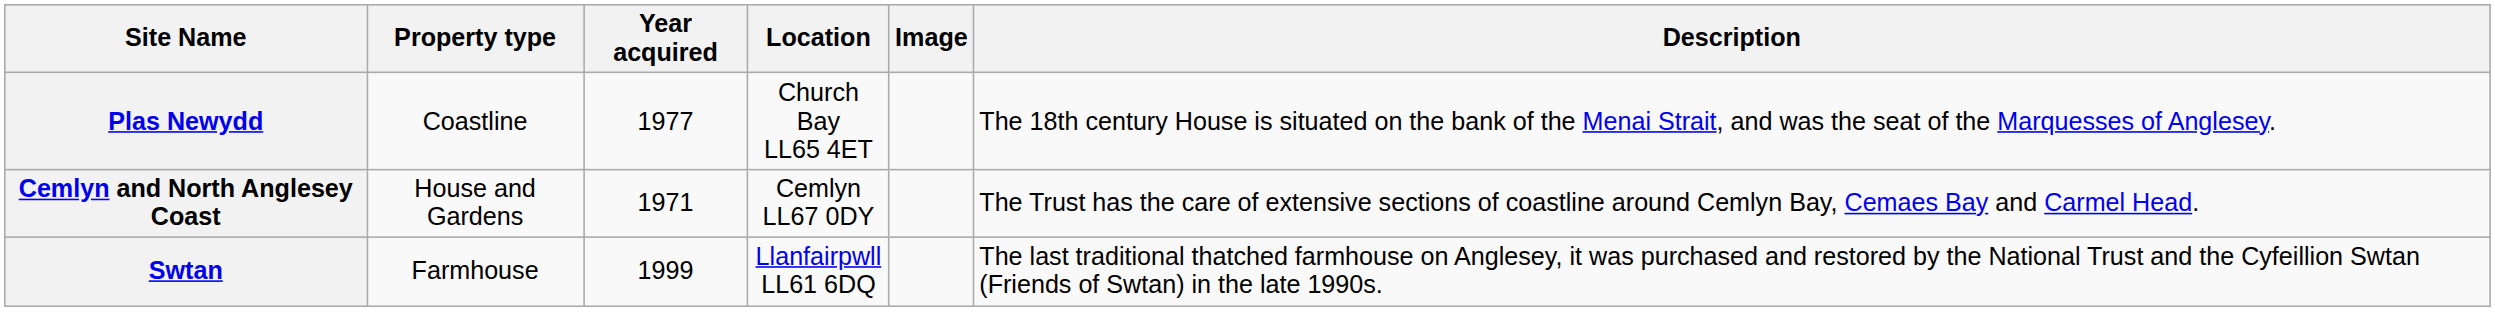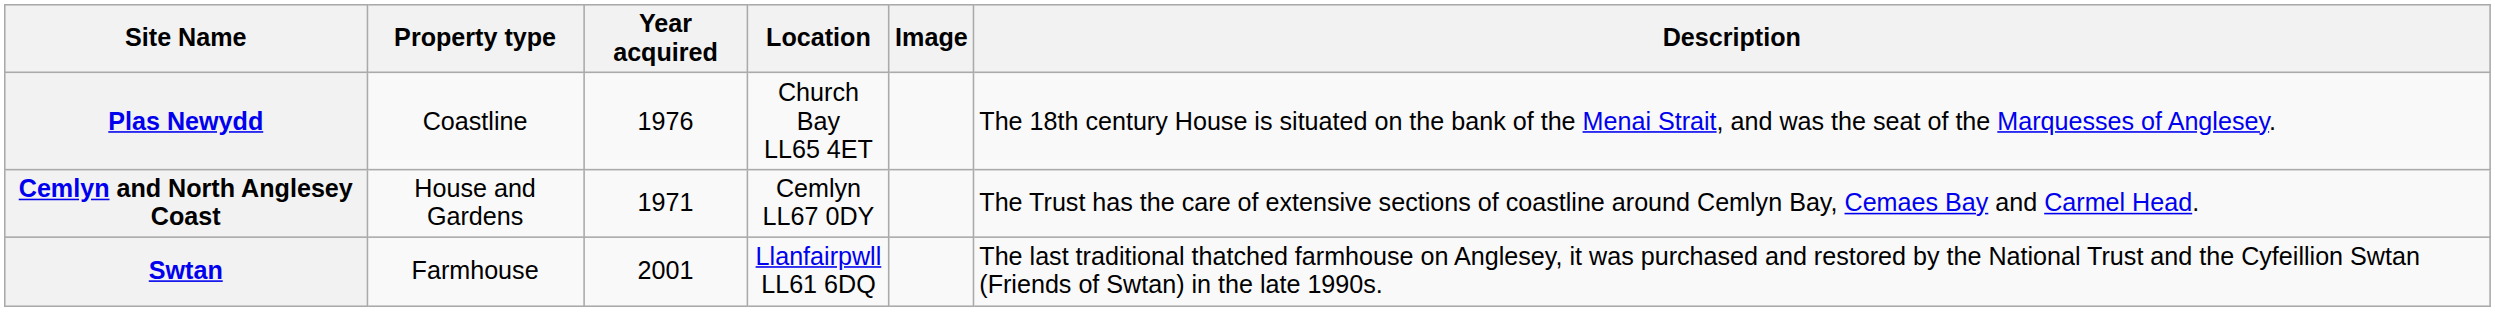(666, 120) 1977 -> (666, 120) 1976
(666, 271) 1999 -> (666, 271) 2001
